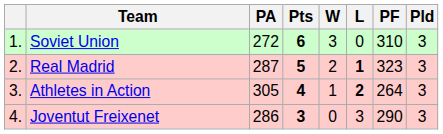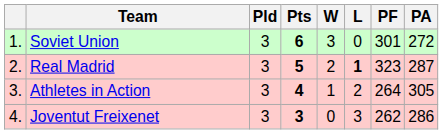columns swapped: (422, 16) <-> (266, 16)
(390, 41) 310 -> (388, 41) 301
(360, 91) bold -> (358, 91) normal
(390, 116) 290 -> (388, 116) 262
